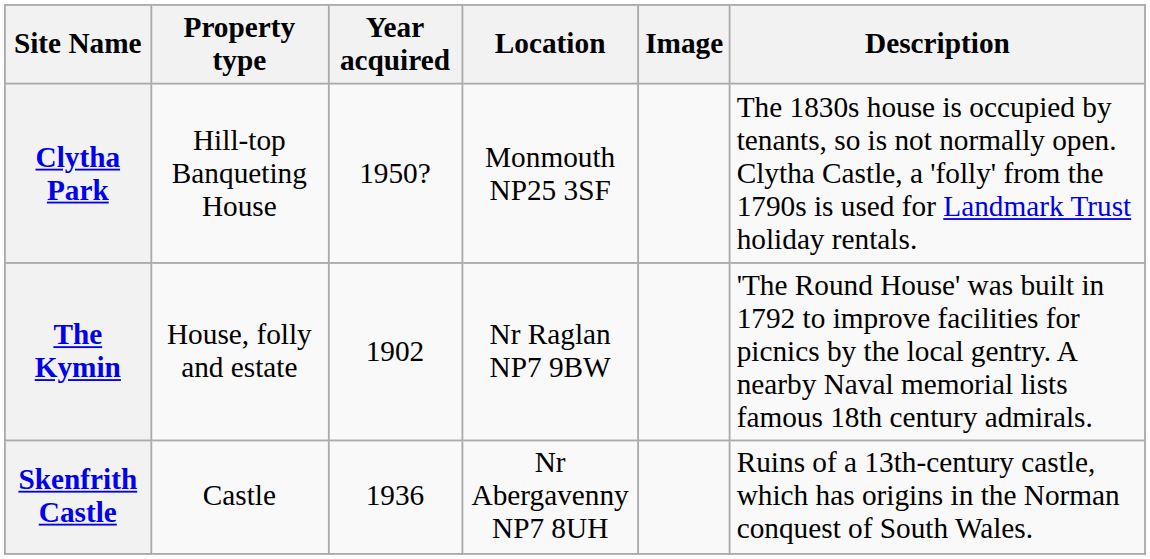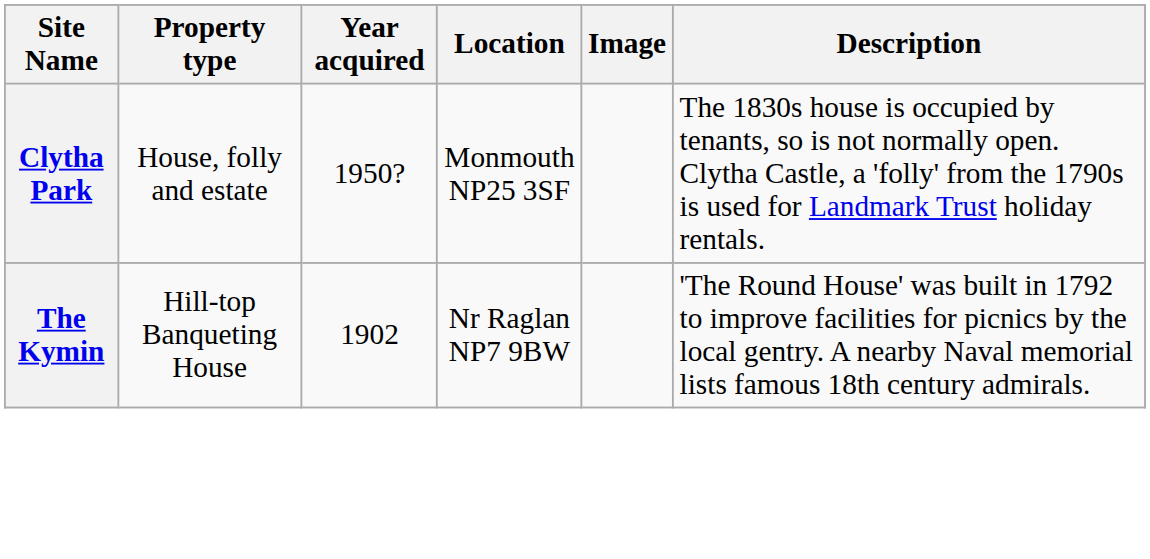(239, 172) Hill-top Banqueting House -> (210, 172) House, folly and estate
(239, 351) House, folly and estate -> (210, 334) Hill-top Banqueting House
- row: (78, 496)
